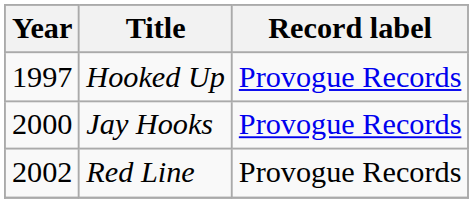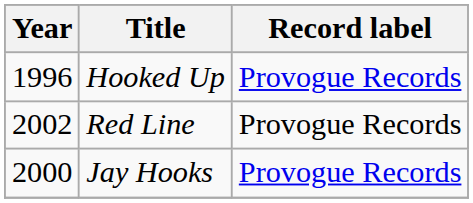(42, 76) 1997 -> (42, 76) 1996
rows swapped: (150, 124) <-> (141, 172)
